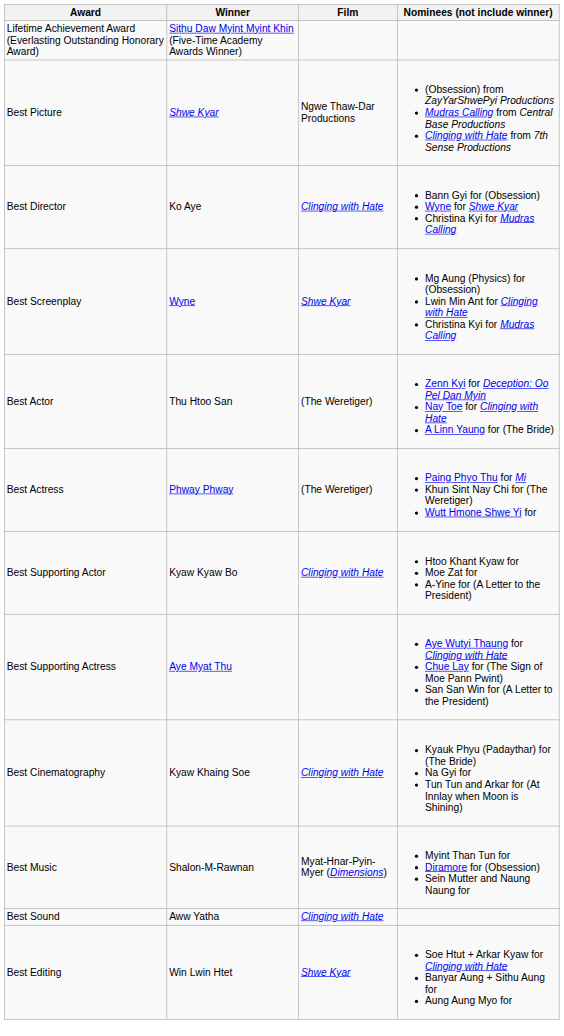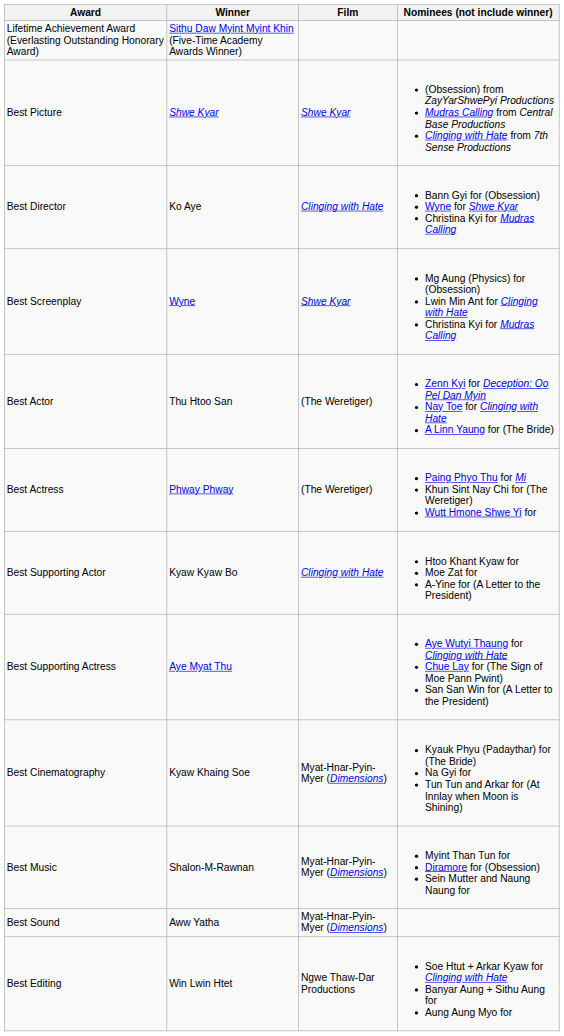(338, 112) Ngwe Thaw-Dar Productions -> (326, 112) Shwe Kyar
(342, 773) Clinging with Hate -> (344, 773) Myat-Hnar-Pyin-Myer (Dimensions)
(342, 917) Clinging with Hate -> (344, 922) Myat-Hnar-Pyin-Myer (Dimensions)
(326, 972) Shwe Kyar -> (338, 983) Ngwe Thaw-Dar Productions
